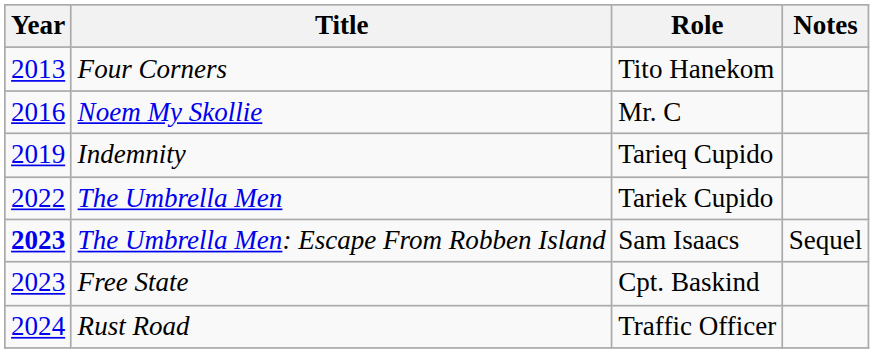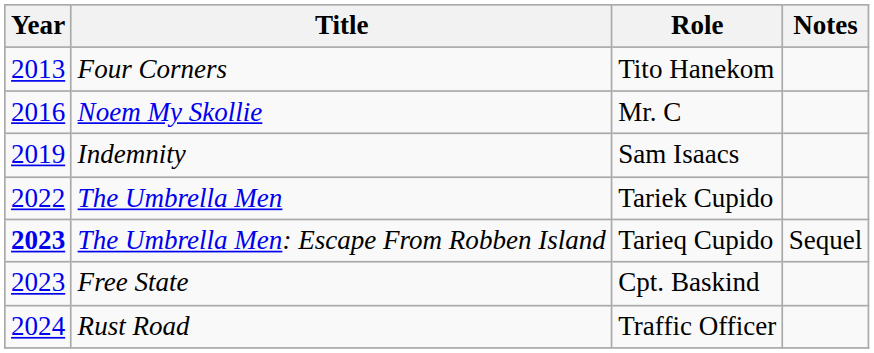(696, 154) Tarieq Cupido -> (679, 154) Sam Isaacs
(679, 240) Sam Isaacs -> (696, 240) Tarieq Cupido
